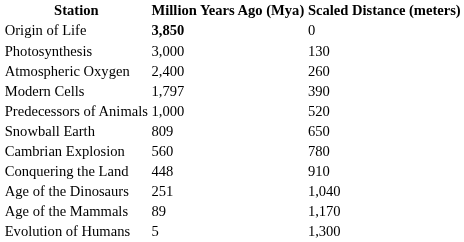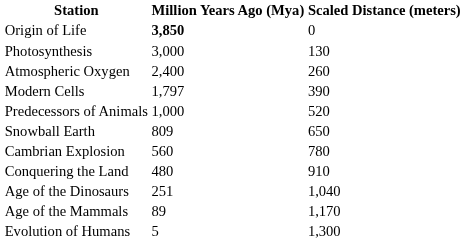(162, 171) 448 -> (162, 171) 480
